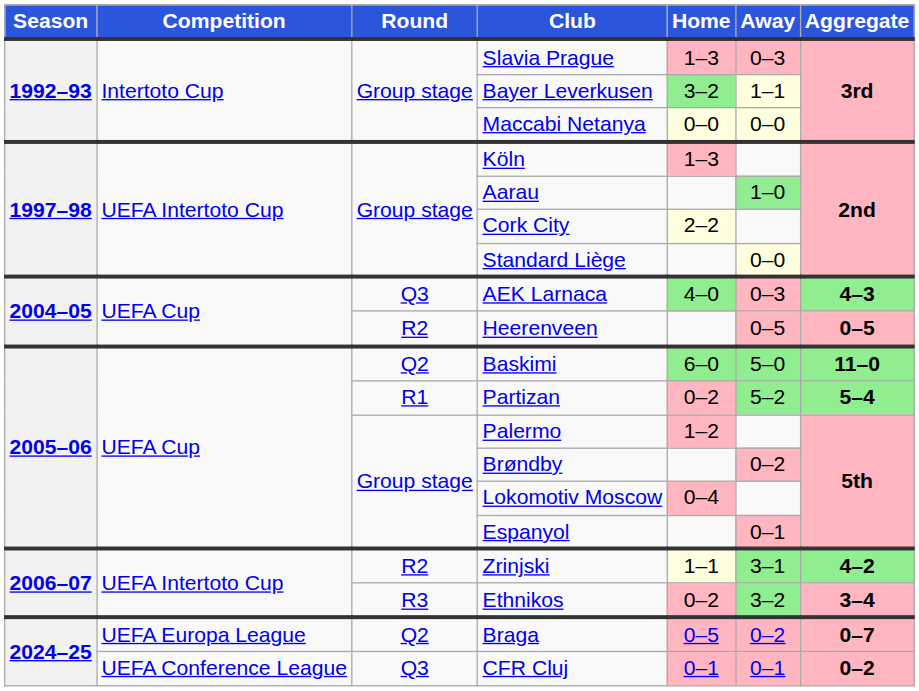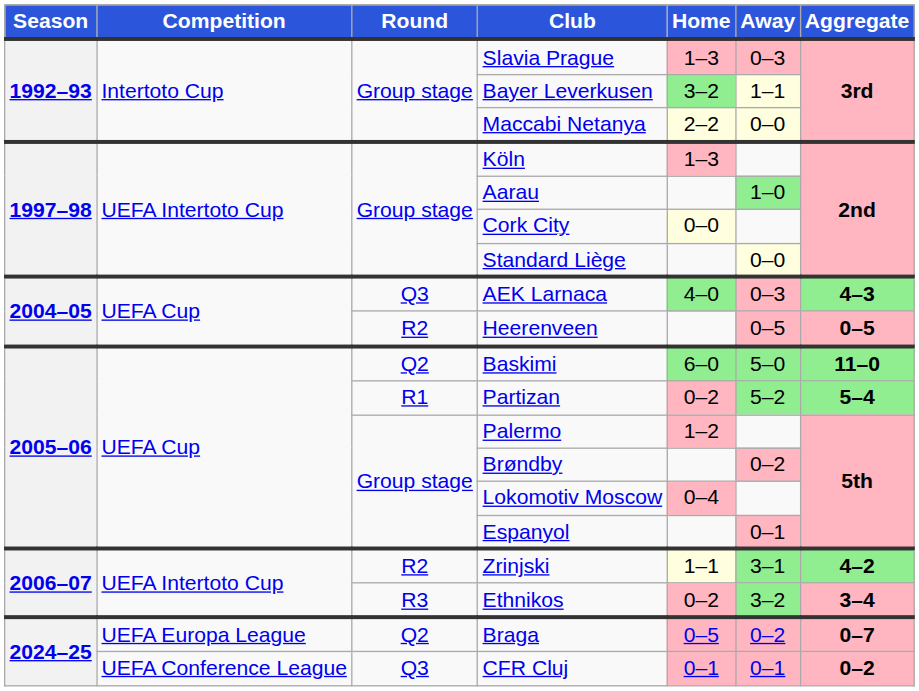(701, 124) 0–0 -> (701, 124) 2–2
(701, 226) 2–2 -> (701, 226) 0–0
